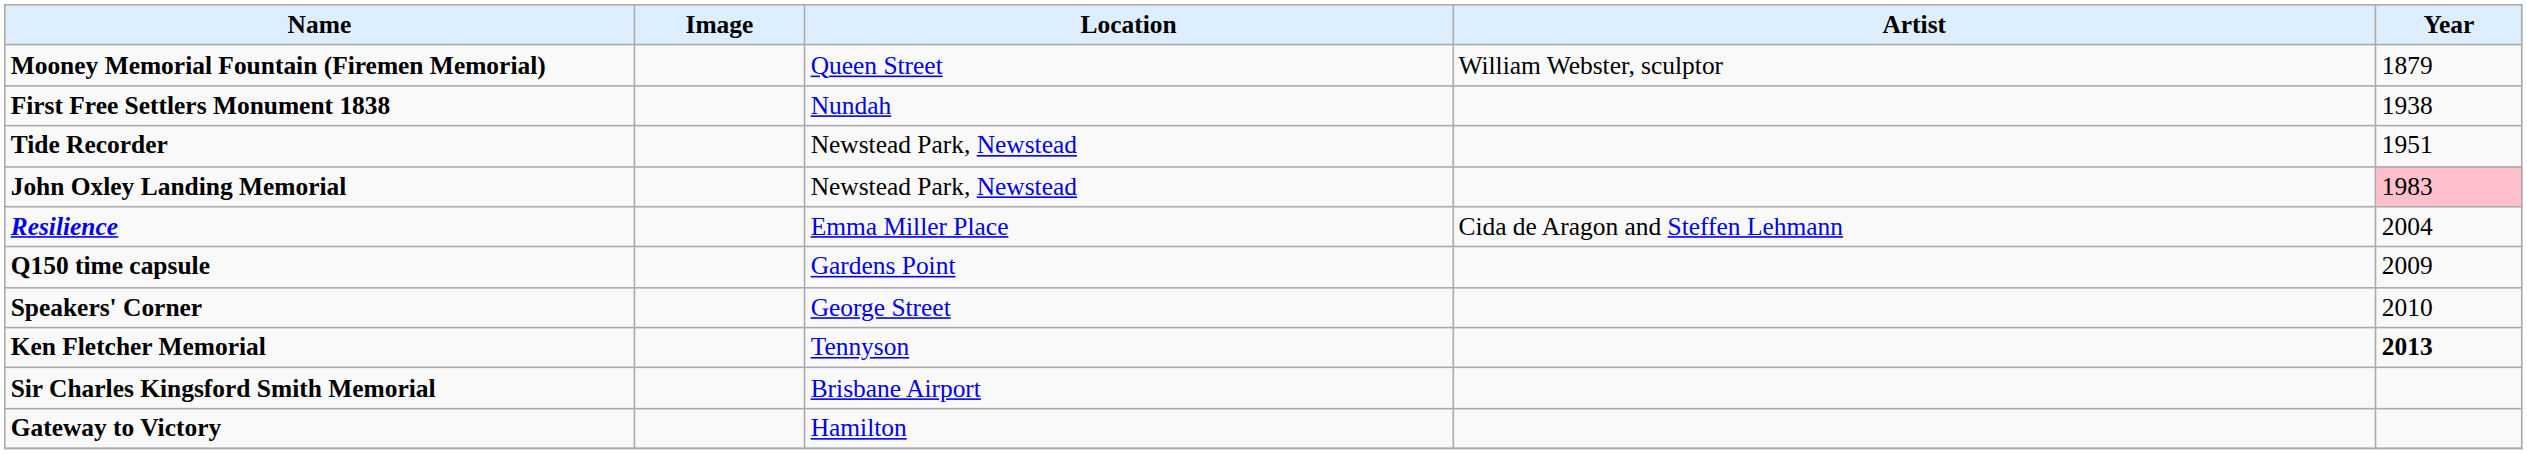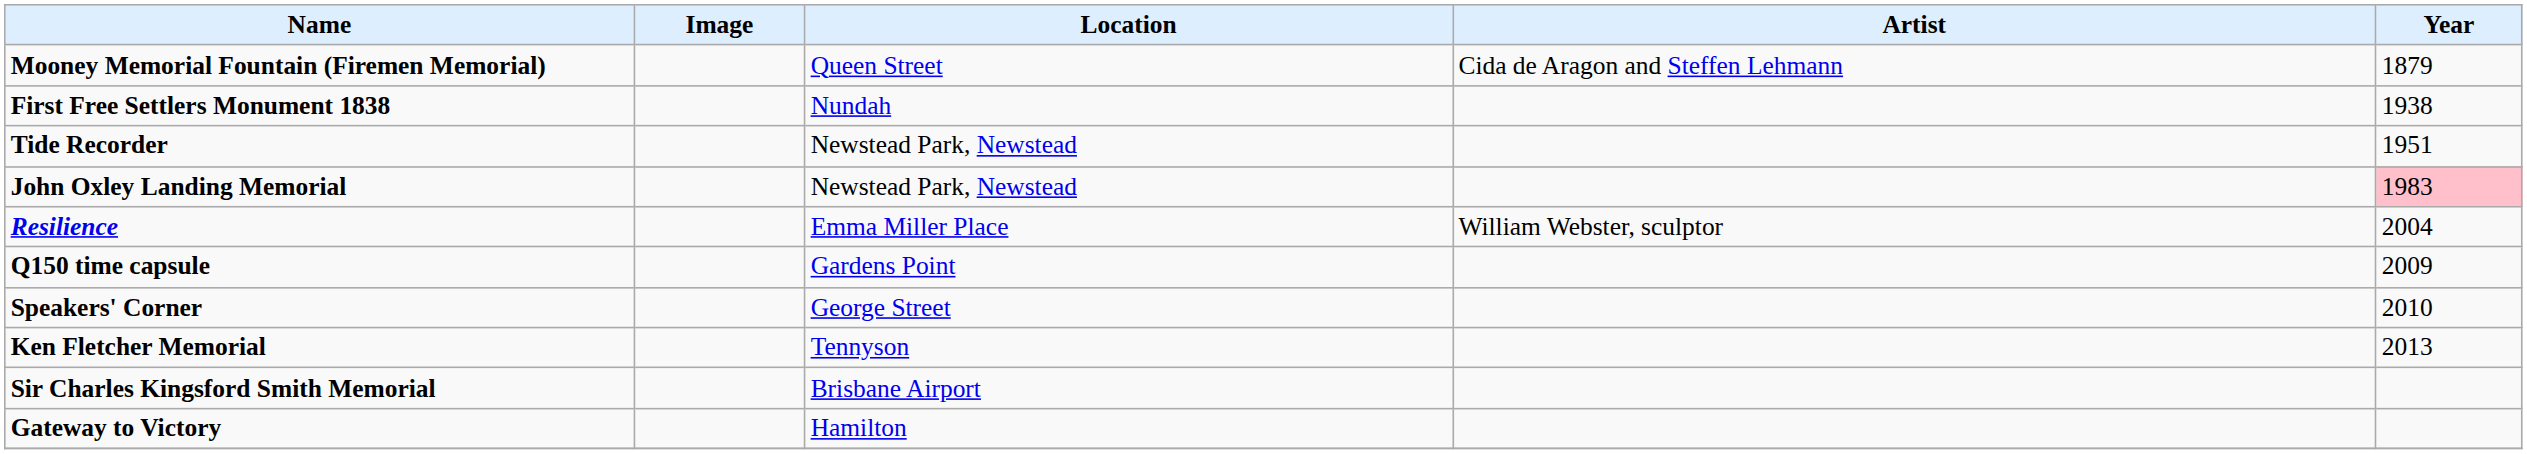(1591, 65) William Webster, sculptor -> (1651, 65) Cida de Aragon and Steffen Lehmann
(1651, 226) Cida de Aragon and Steffen Lehmann -> (1591, 226) William Webster, sculptor
(2407, 347) bold -> (2407, 347) normal
